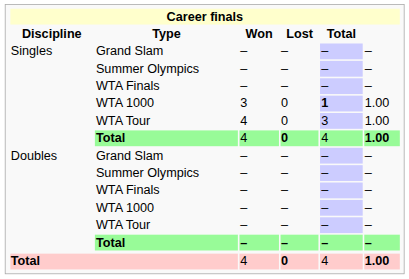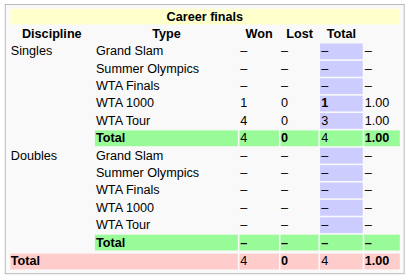(244, 103) 3 -> (244, 103) 1
